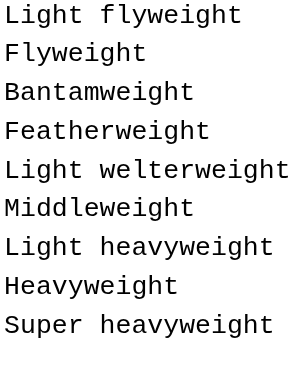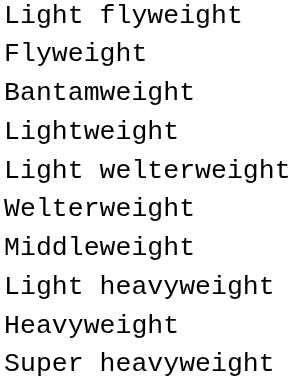- row: (108, 132)
+ row: (92, 132)
+ row: (100, 209)
